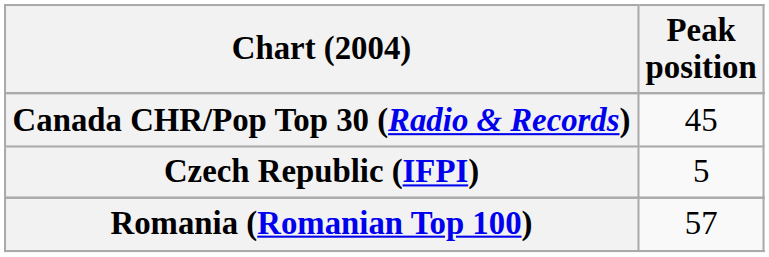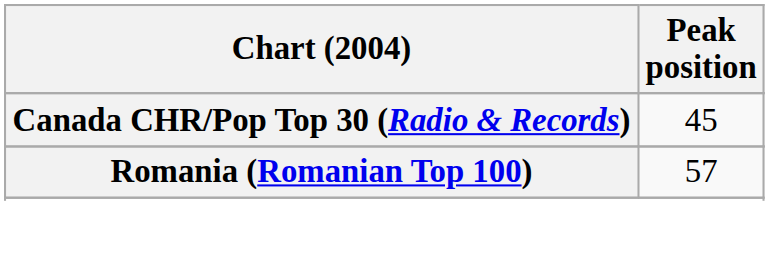- row: (322, 171)
